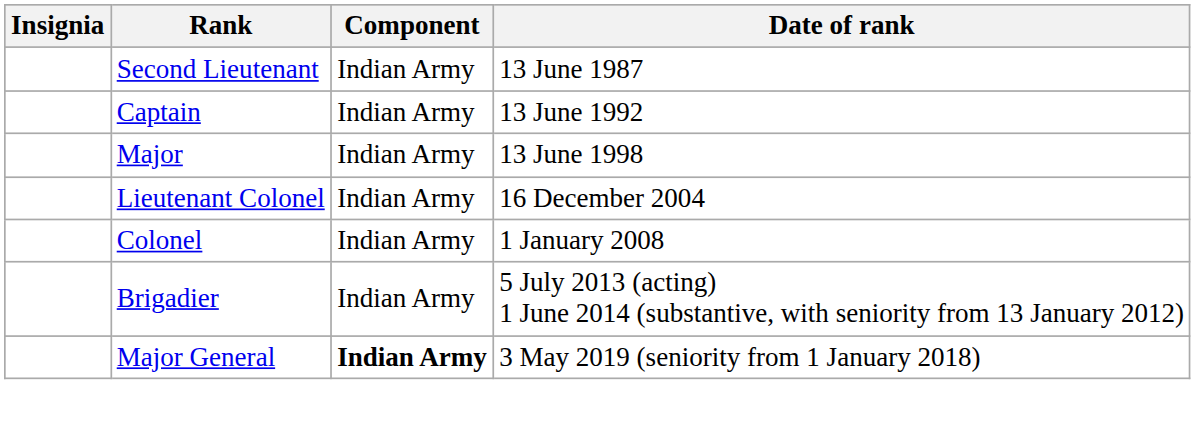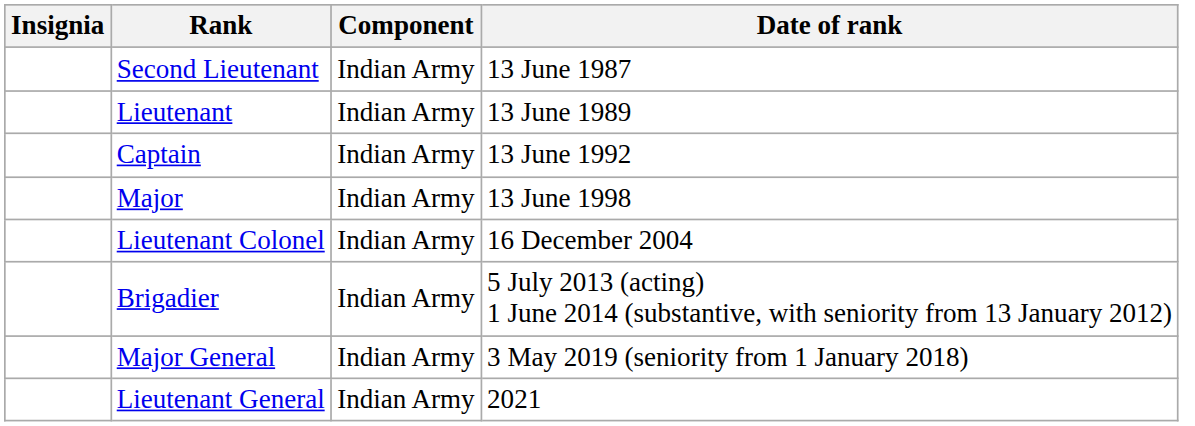+ row: (175, 111)
- row: (160, 240)
(412, 356) bold -> (406, 356) normal
+ row: (221, 399)
